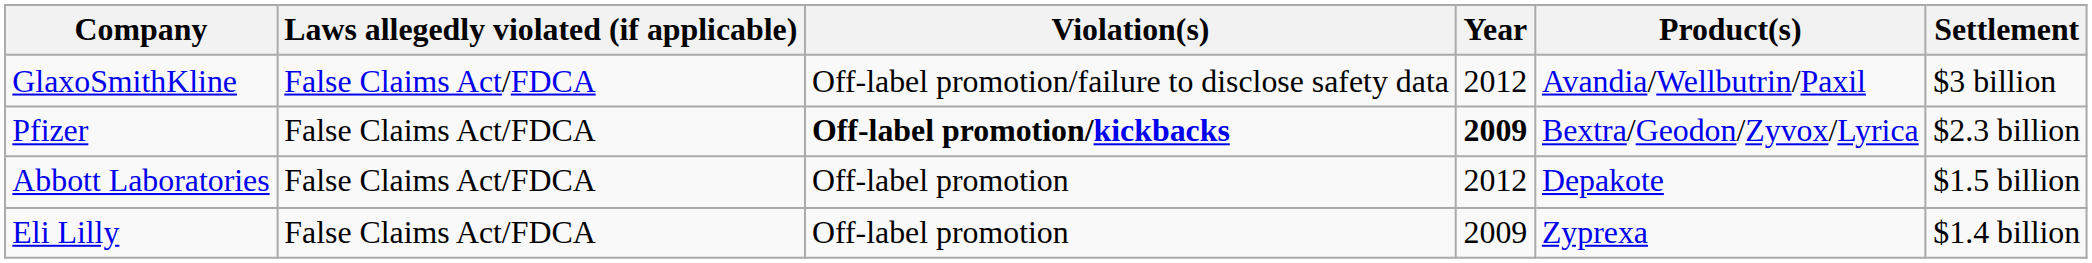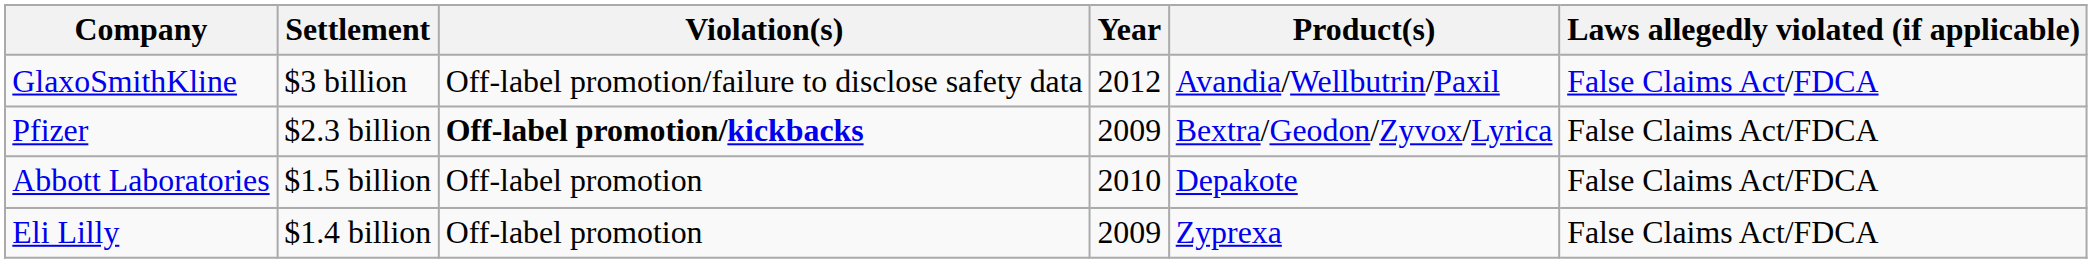columns swapped: (2007, 29) <-> (541, 29)
(1495, 130) bold -> (1129, 130) normal
(1495, 181) 2012 -> (1129, 181) 2010
